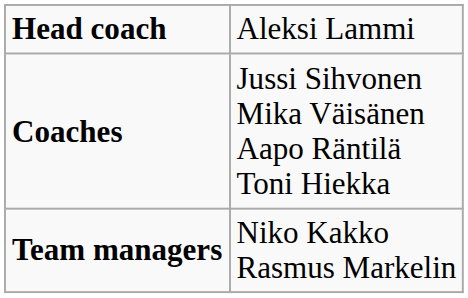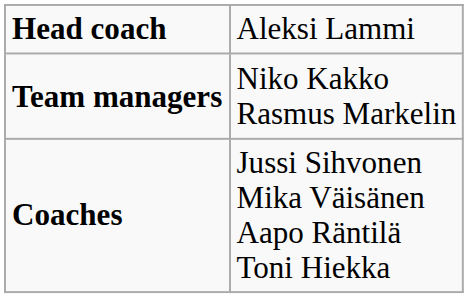rows swapped: (67, 130) <-> (117, 249)
